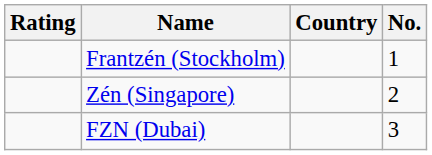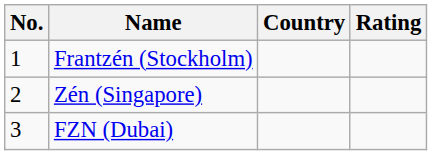columns swapped: (405, 22) <-> (43, 22)
